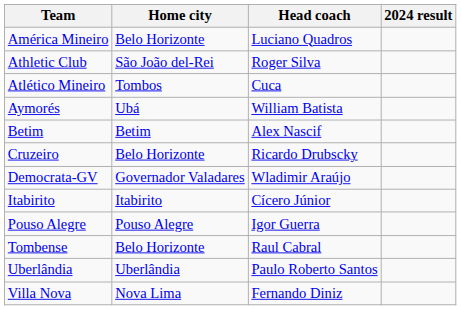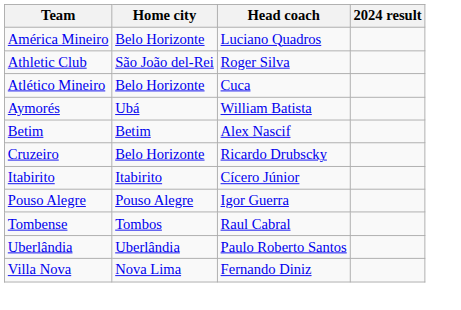(139, 85) Tombos -> (160, 85) Belo Horizonte
- row: (53, 177)
(160, 246) Belo Horizonte -> (139, 223) Tombos
